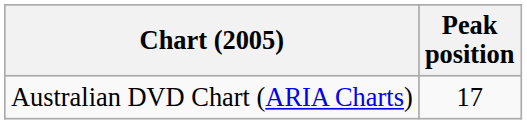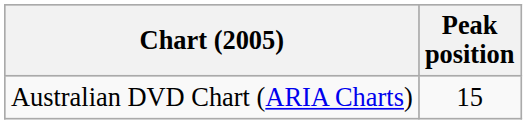(470, 97) 17 -> (470, 97) 15
